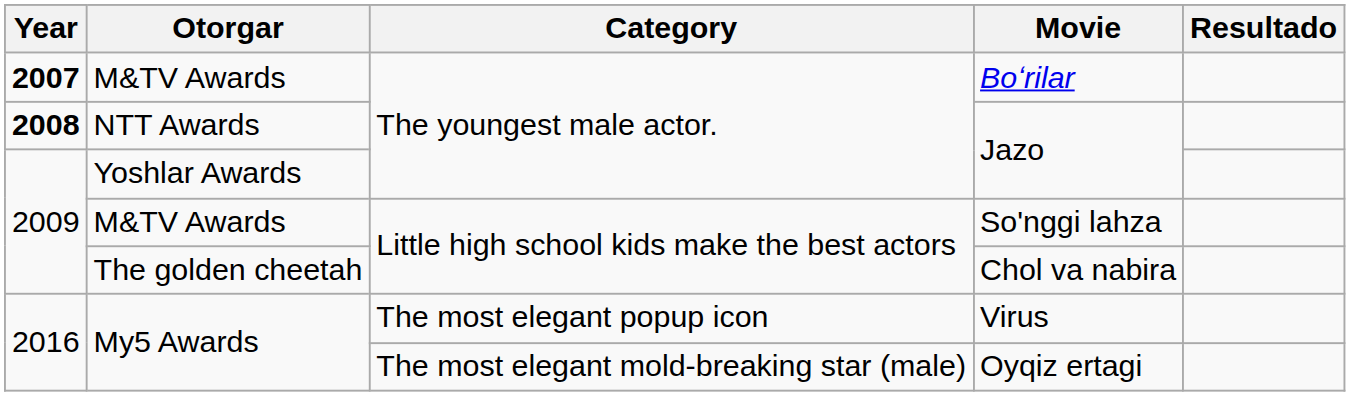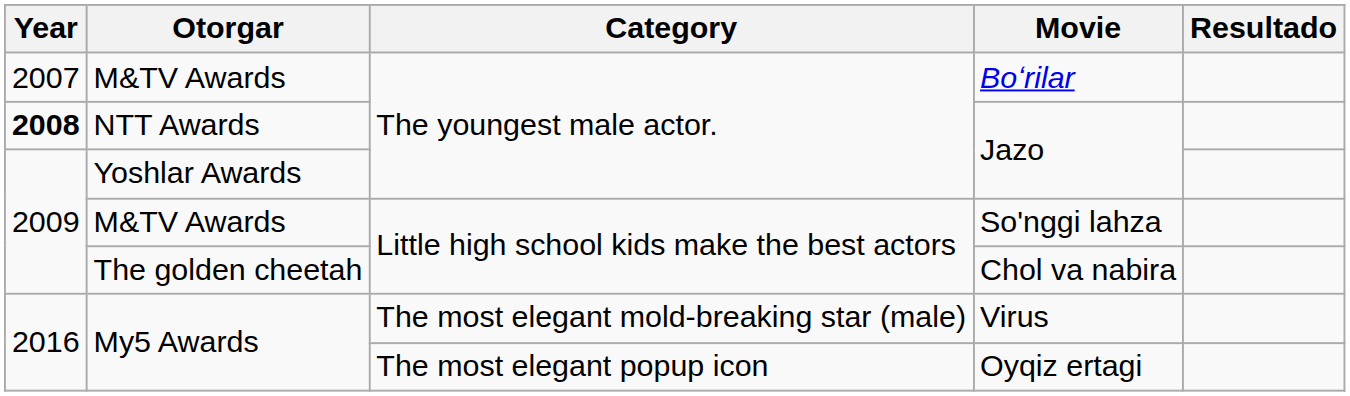(46, 76) bold -> (46, 76) normal
(572, 317) The most elegant popup icon -> (671, 317) The most elegant mold-breaking star (male)
(671, 366) The most elegant mold-breaking star (male) -> (572, 366) The most elegant popup icon
